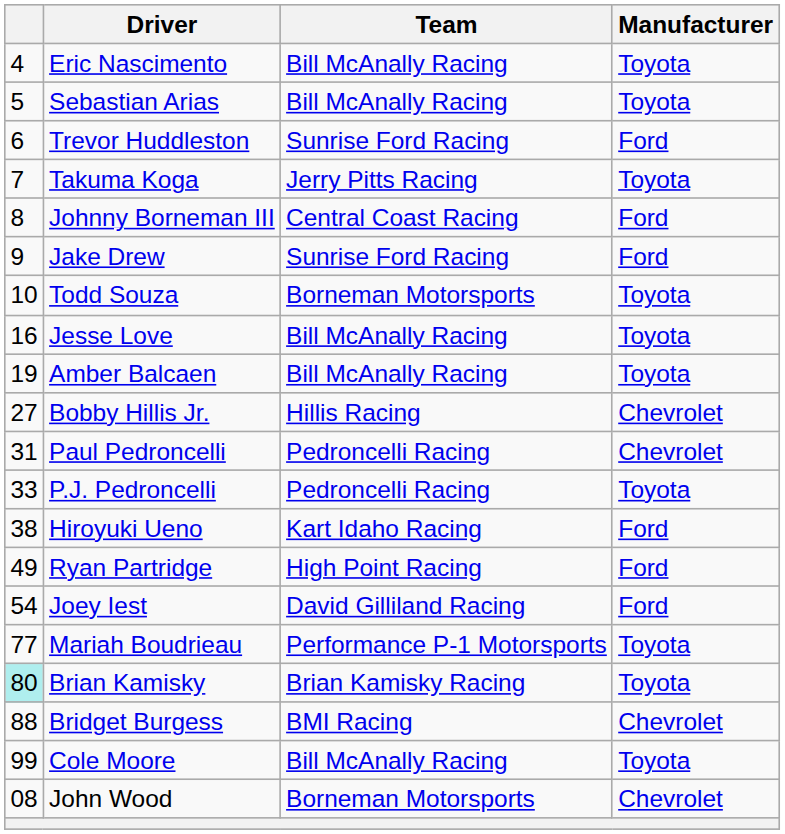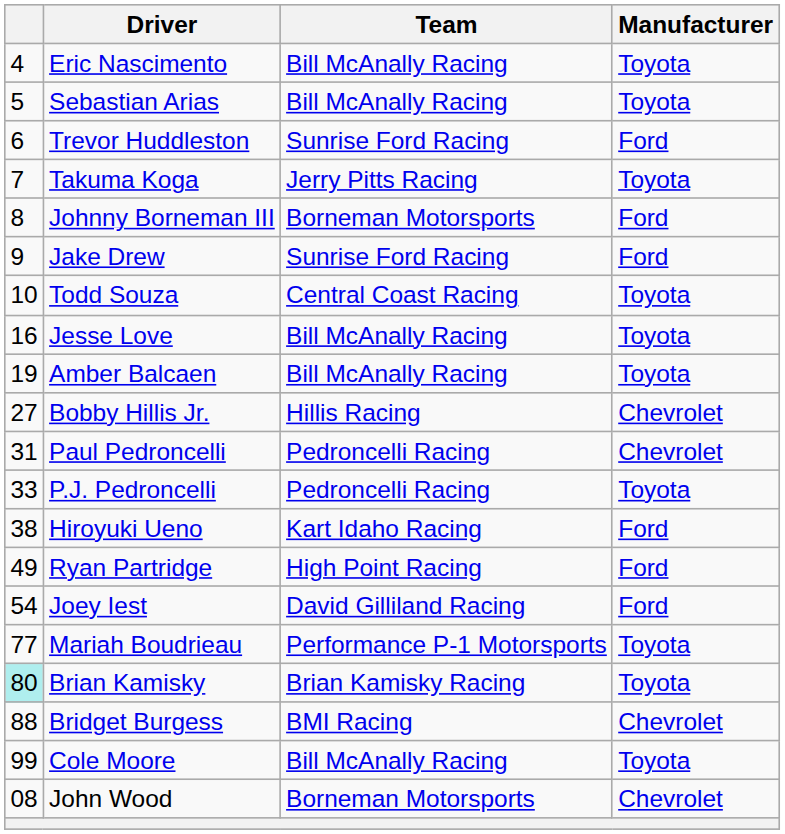(402, 218) Central Coast Racing -> (410, 218) Borneman Motorsports
(410, 296) Borneman Motorsports -> (402, 296) Central Coast Racing
